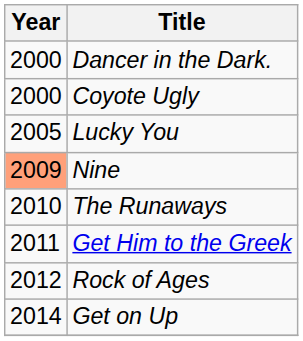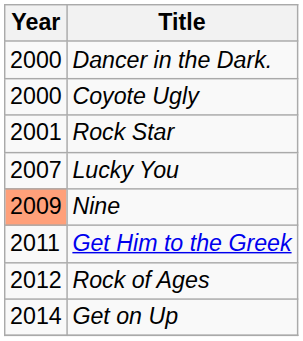+ row: (123, 133)
(36, 133) 2005 -> (36, 170) 2007
- row: (150, 206)
